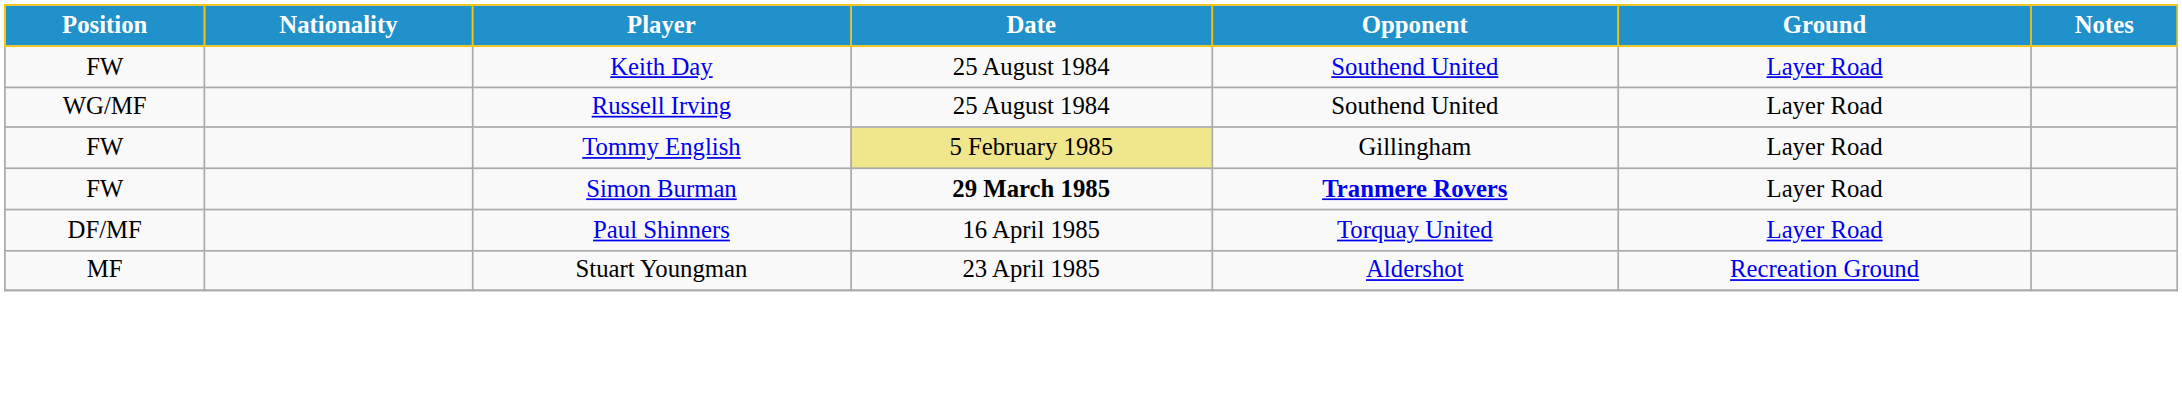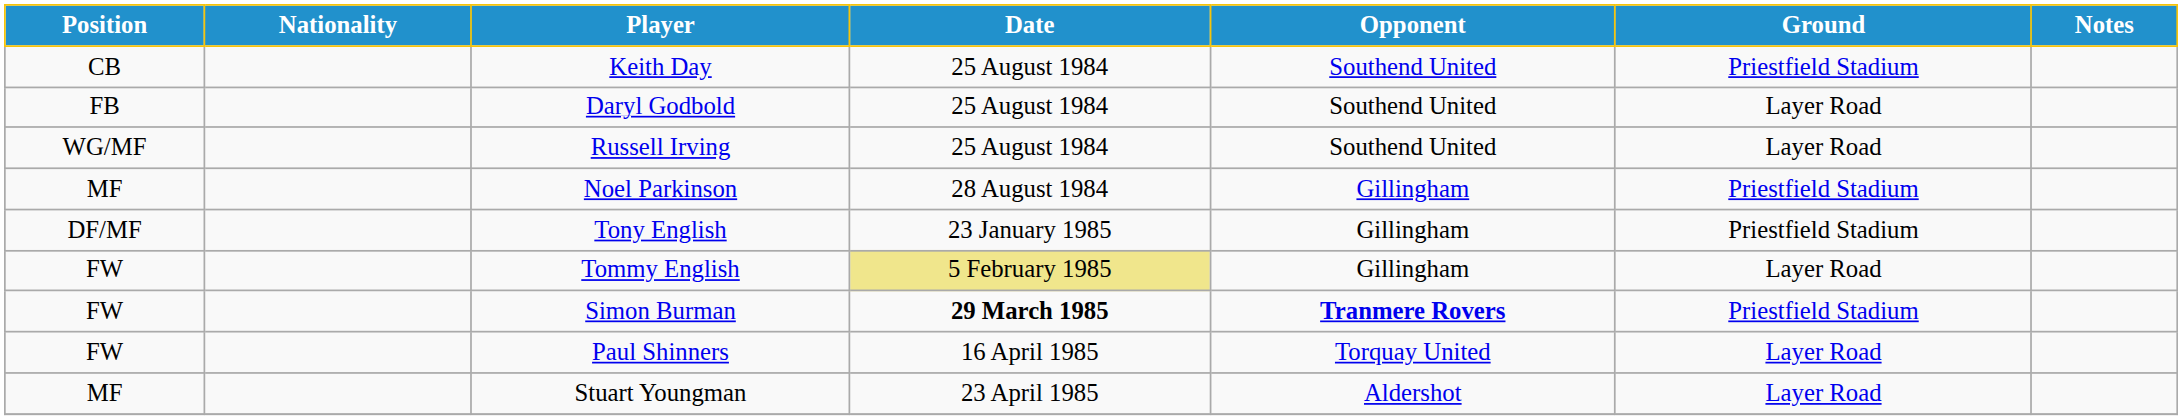(105, 66) FW -> (105, 66) CB
(1825, 66) Layer Road -> (1824, 66) Priestfield Stadium
+ row: (661, 107)
+ row: (661, 188)
+ row: (661, 229)
(1825, 188) Layer Road -> (1824, 311) Priestfield Stadium
(105, 229) DF/MF -> (105, 352) FW
(1825, 270) Recreation Ground -> (1824, 392) Layer Road
